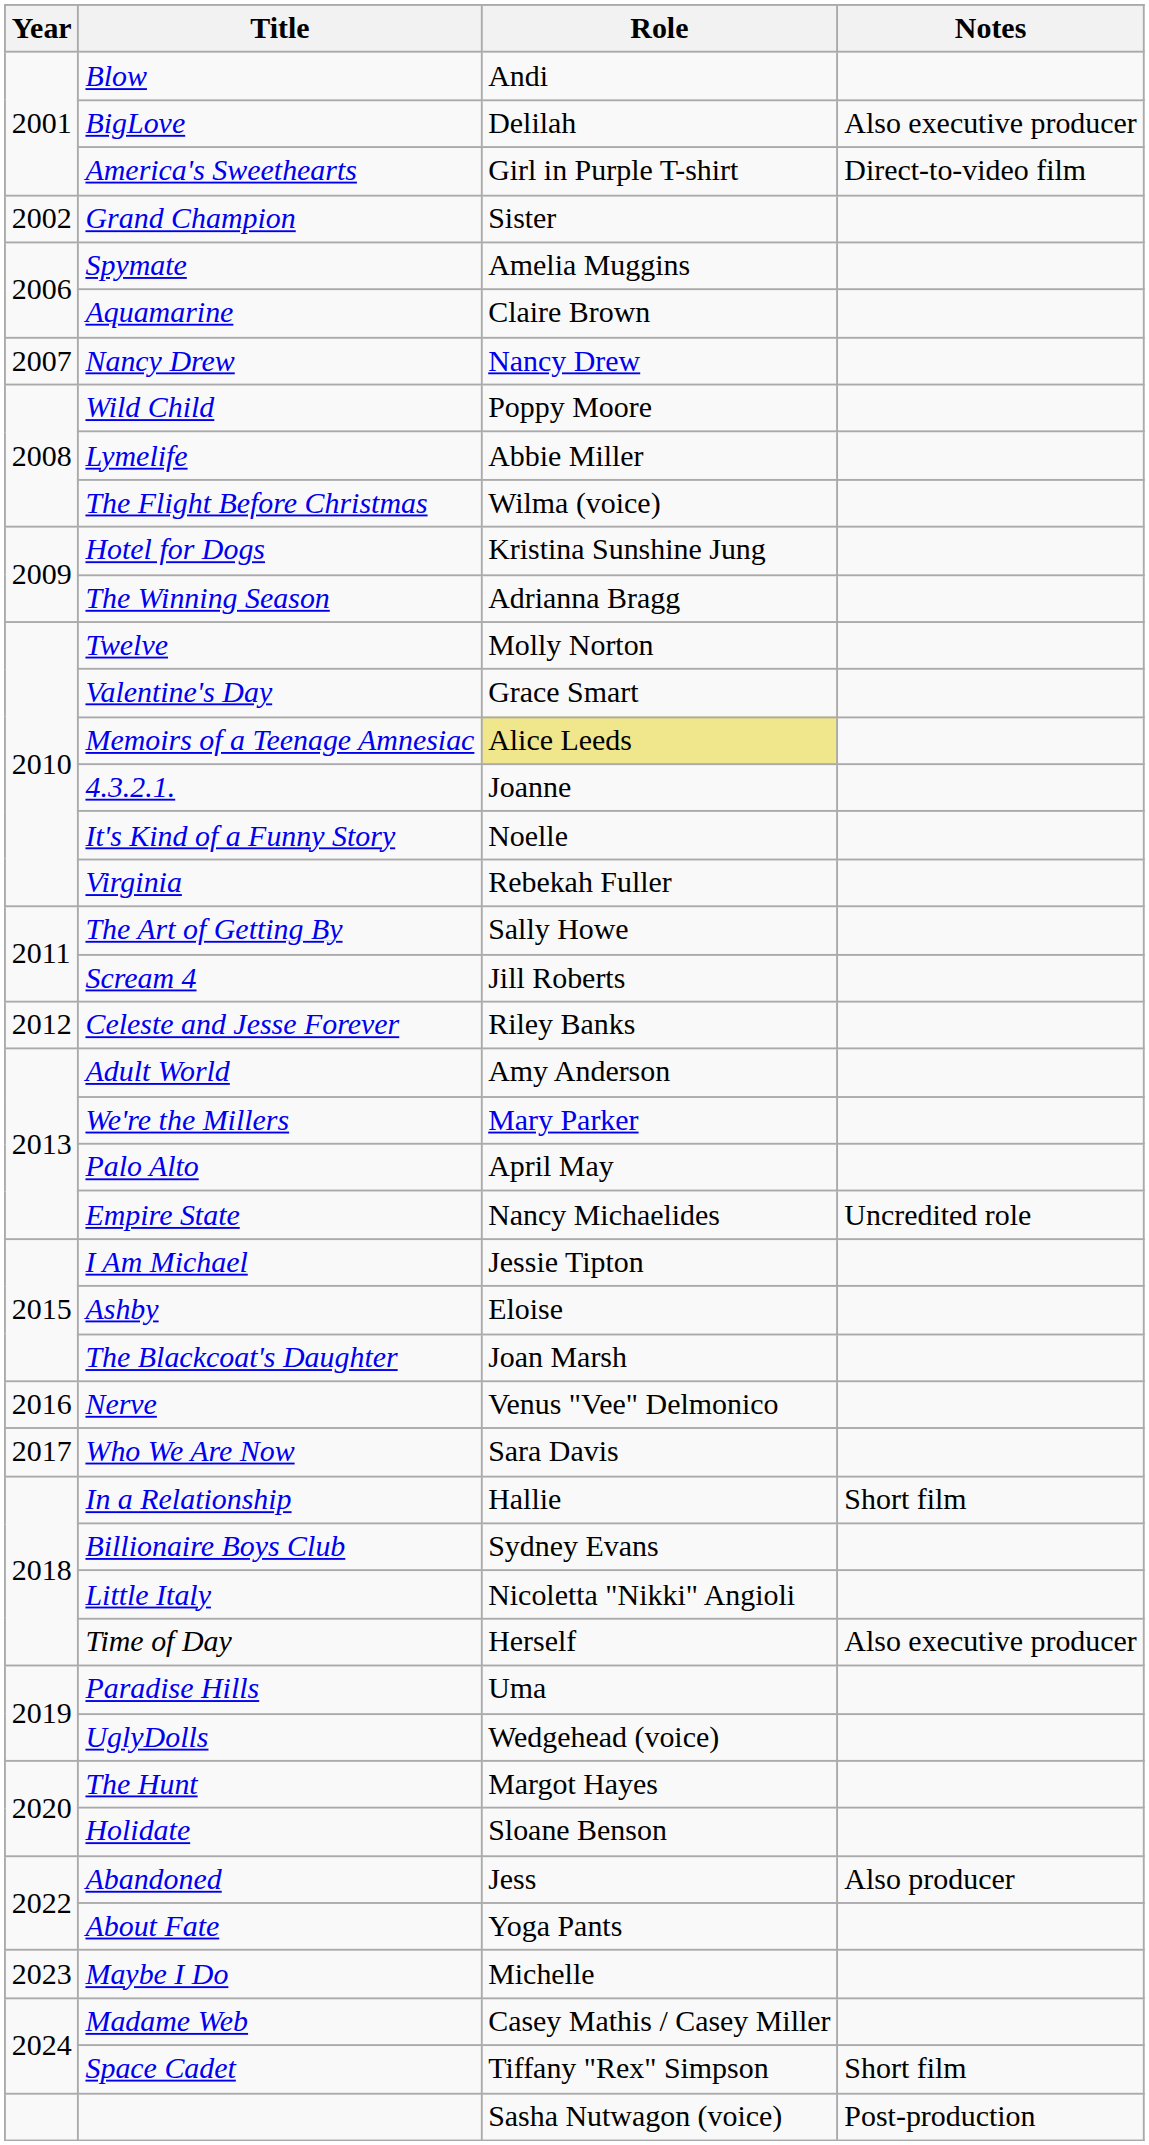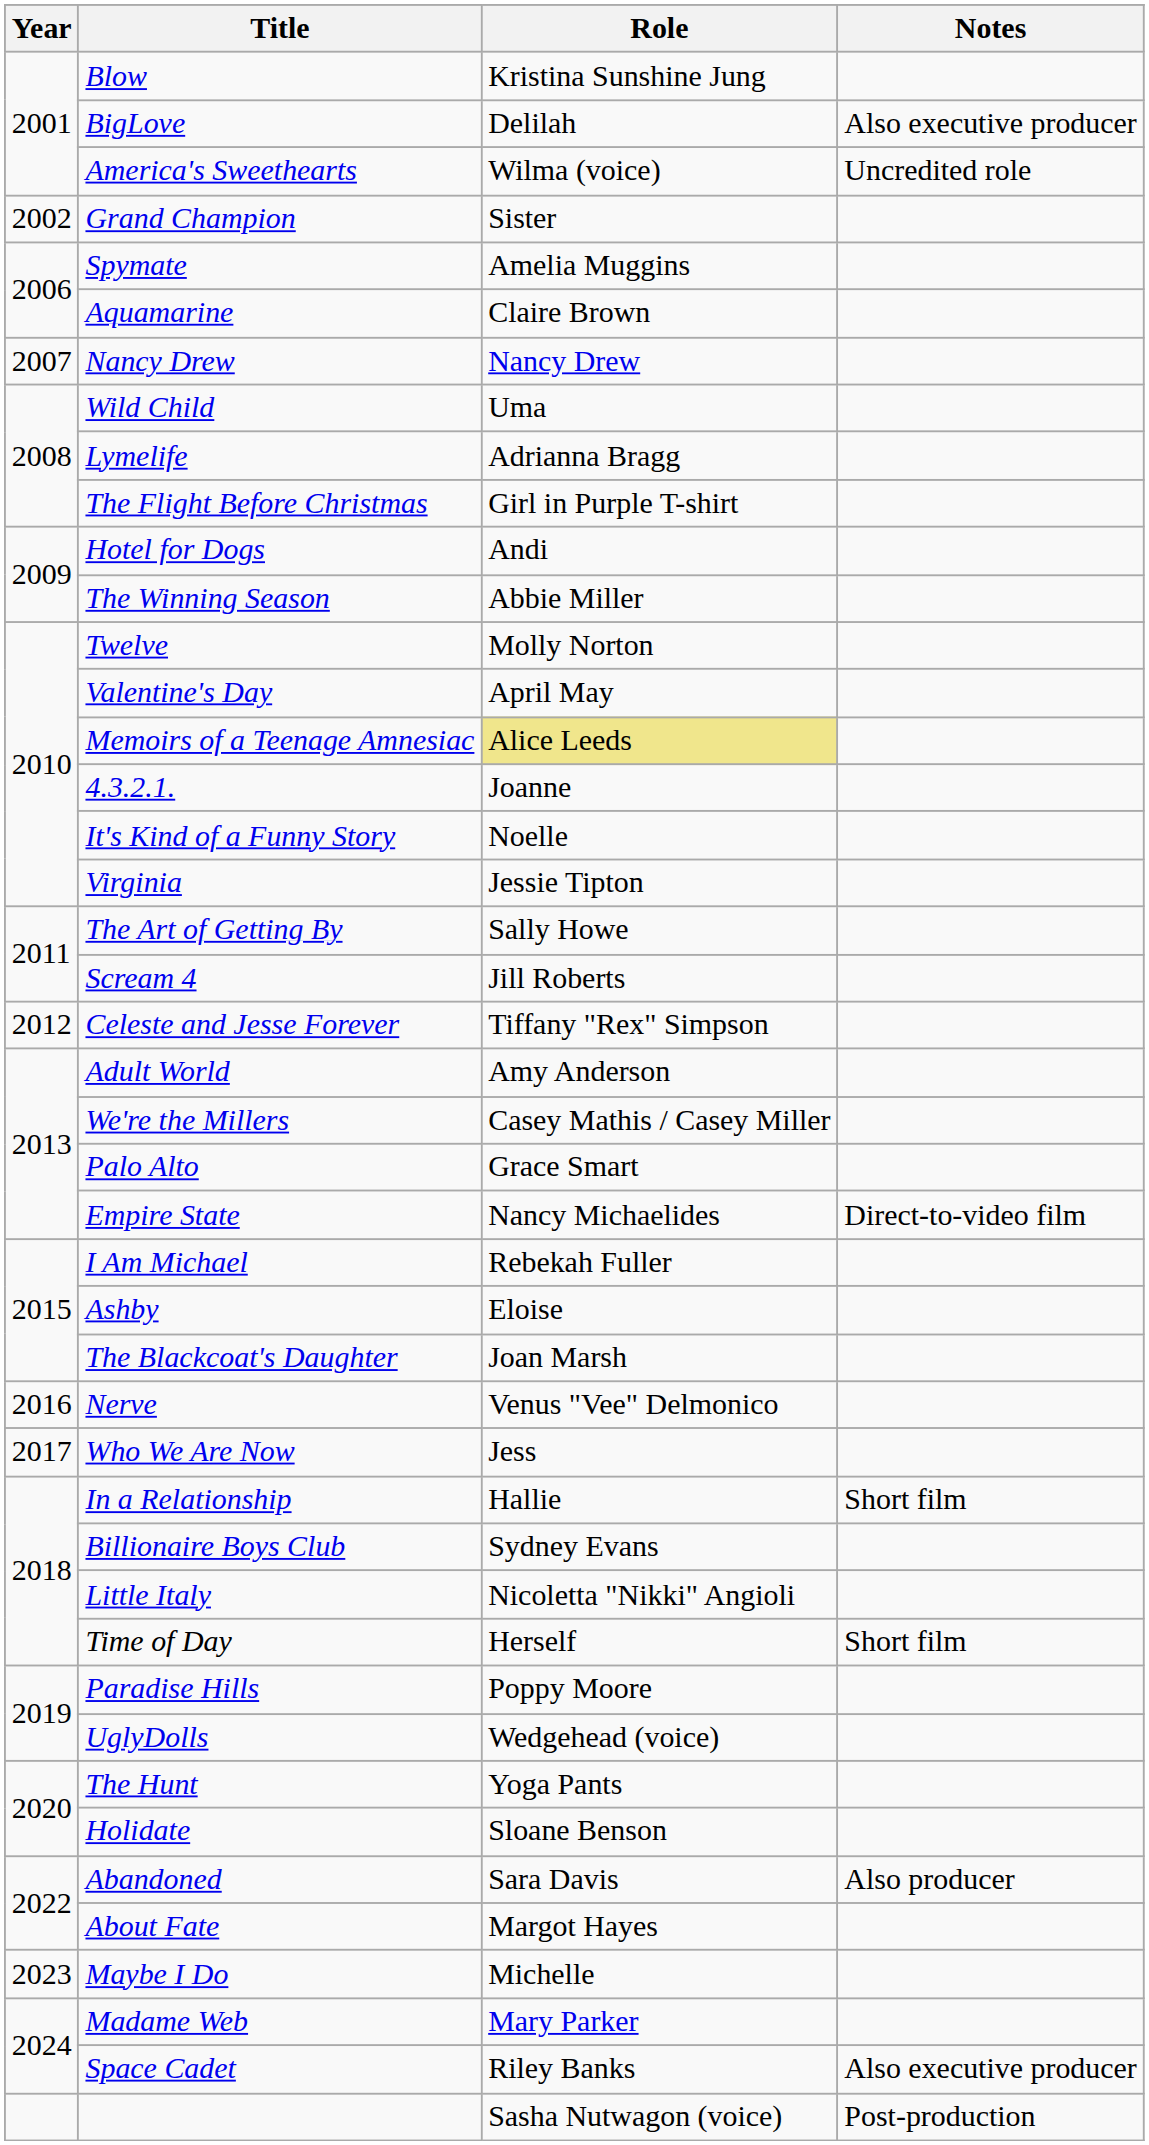(518, 75) Andi -> (627, 75) Kristina Sunshine Jung
(613, 170) Girl in Purple T-shirt -> (574, 170) Wilma (voice)
(965, 170) Direct-to-video film -> (938, 170) Uncredited role
(570, 407) Poppy Moore -> (517, 407) Uma
(566, 455) Abbie Miller -> (584, 455) Adrianna Bragg
(574, 502) Wilma (voice) -> (613, 502) Girl in Purple T-shirt
(627, 550) Kristina Sunshine Jung -> (518, 550) Andi
(584, 597) Adrianna Bragg -> (566, 597) Abbie Miller
(563, 692) Grace Smart -> (551, 692) April May
(580, 882) Rebekah Fuller -> (566, 882) Jessie Tipton
(562, 1024) Riley Banks -> (628, 1024) Tiffany "Rex" Simpson
(563, 1119) Mary Parker -> (659, 1119) Casey Mathis / Casey Miller
(551, 1167) April May -> (563, 1167) Grace Smart
(938, 1214) Uncredited role -> (965, 1214) Direct-to-video film
(566, 1261) Jessie Tipton -> (580, 1261) Rebekah Fuller
(553, 1451) Sara Davis -> (512, 1451) Jess
(991, 1641) Also executive producer -> (905, 1641) Short film
(517, 1689) Uma -> (570, 1689) Poppy Moore
(573, 1783) Margot Hayes -> (555, 1783) Yoga Pants
(512, 1878) Jess -> (553, 1878) Sara Davis
(555, 1926) Yoga Pants -> (573, 1926) Margot Hayes
(659, 2021) Casey Mathis / Casey Miller -> (563, 2021) Mary Parker
(628, 2068) Tiffany "Rex" Simpson -> (562, 2068) Riley Banks
(905, 2068) Short film -> (991, 2068) Also executive producer
